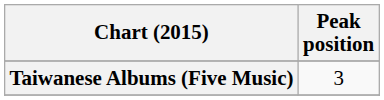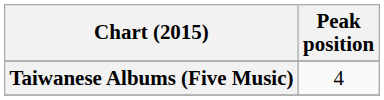(339, 77) 3 -> (339, 77) 4
